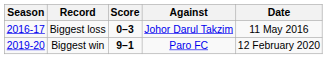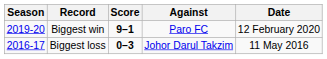rows swapped: (78, 45) <-> (78, 29)
